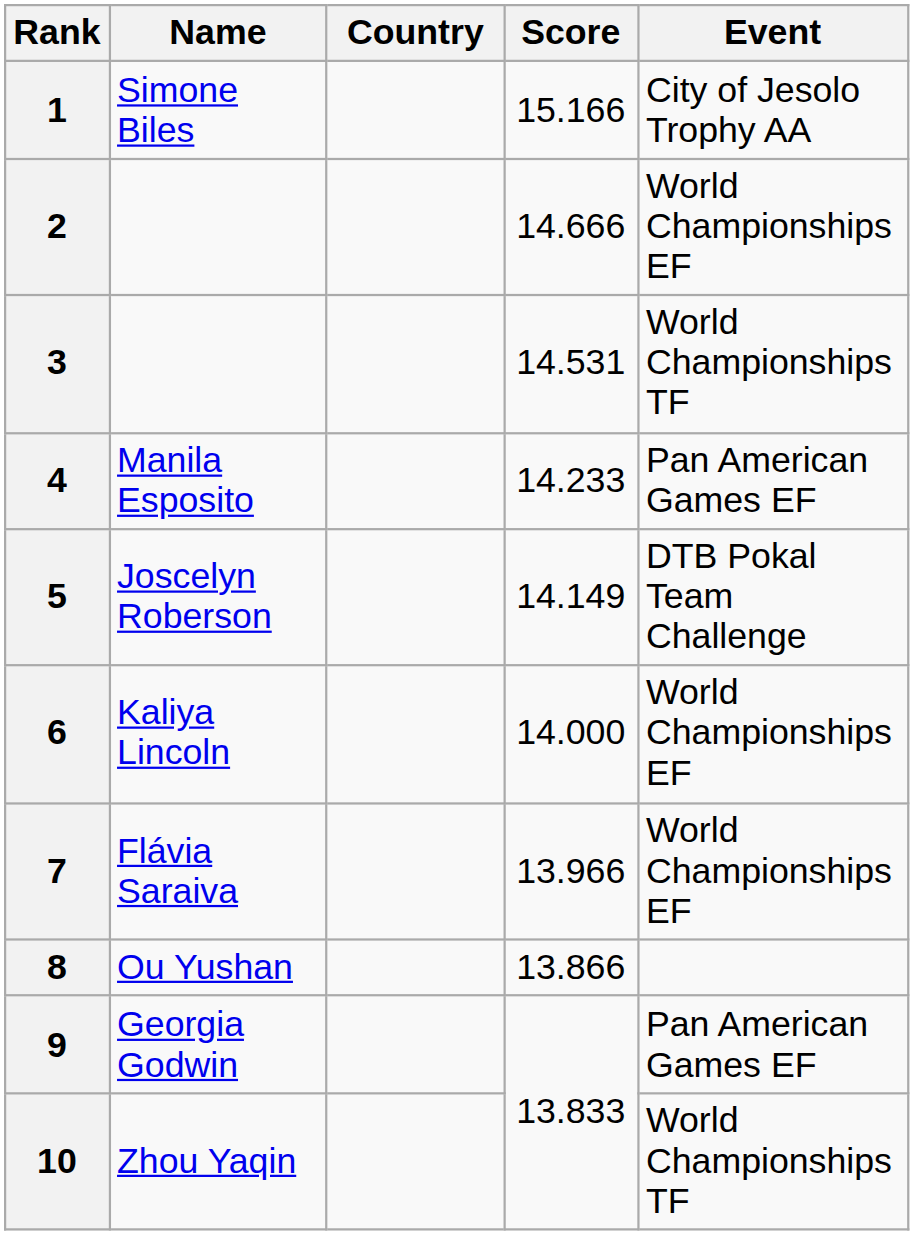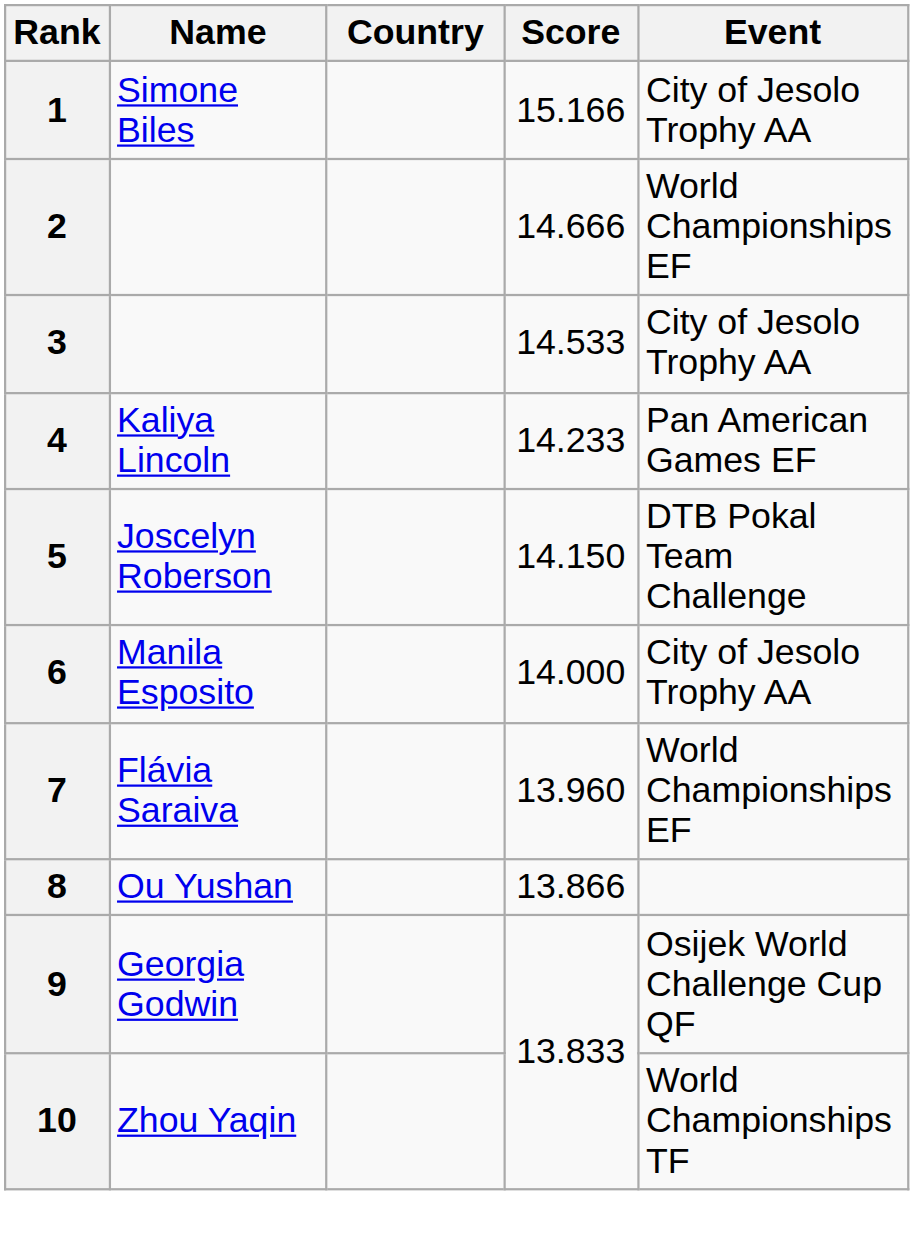(571, 363) 14.531 -> (571, 343) 14.533
(769, 363) World Championships TF -> (753, 343) City of Jesolo Trophy AA
(185, 479) Manila Esposito -> (174, 439) Kaliya Lincoln
(571, 596) 14.149 -> (571, 556) 14.150
(174, 733) Kaliya Lincoln -> (185, 673) Manila Esposito
(769, 733) World Championships EF -> (753, 673) City of Jesolo Trophy AA
(571, 870) 13.966 -> (571, 790) 13.960
(757, 1043) Pan American Games EF -> (764, 983) Osijek World Challenge Cup QF
